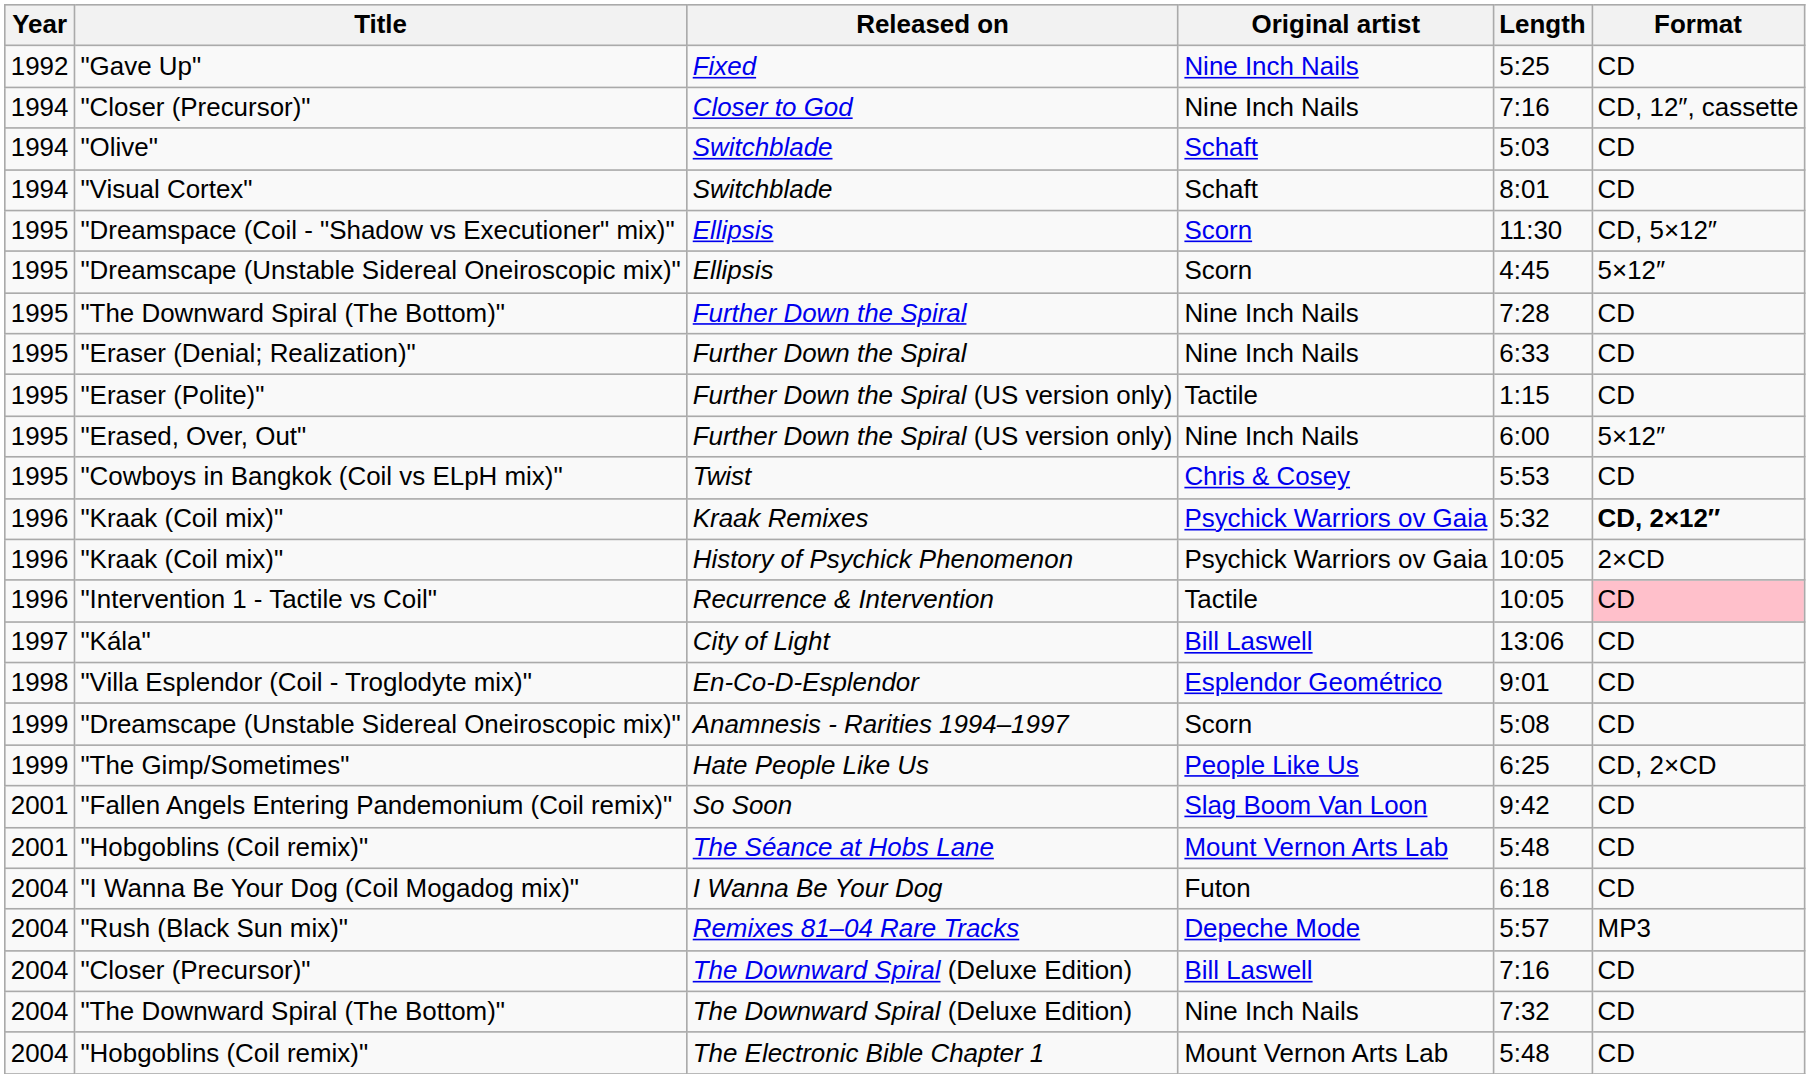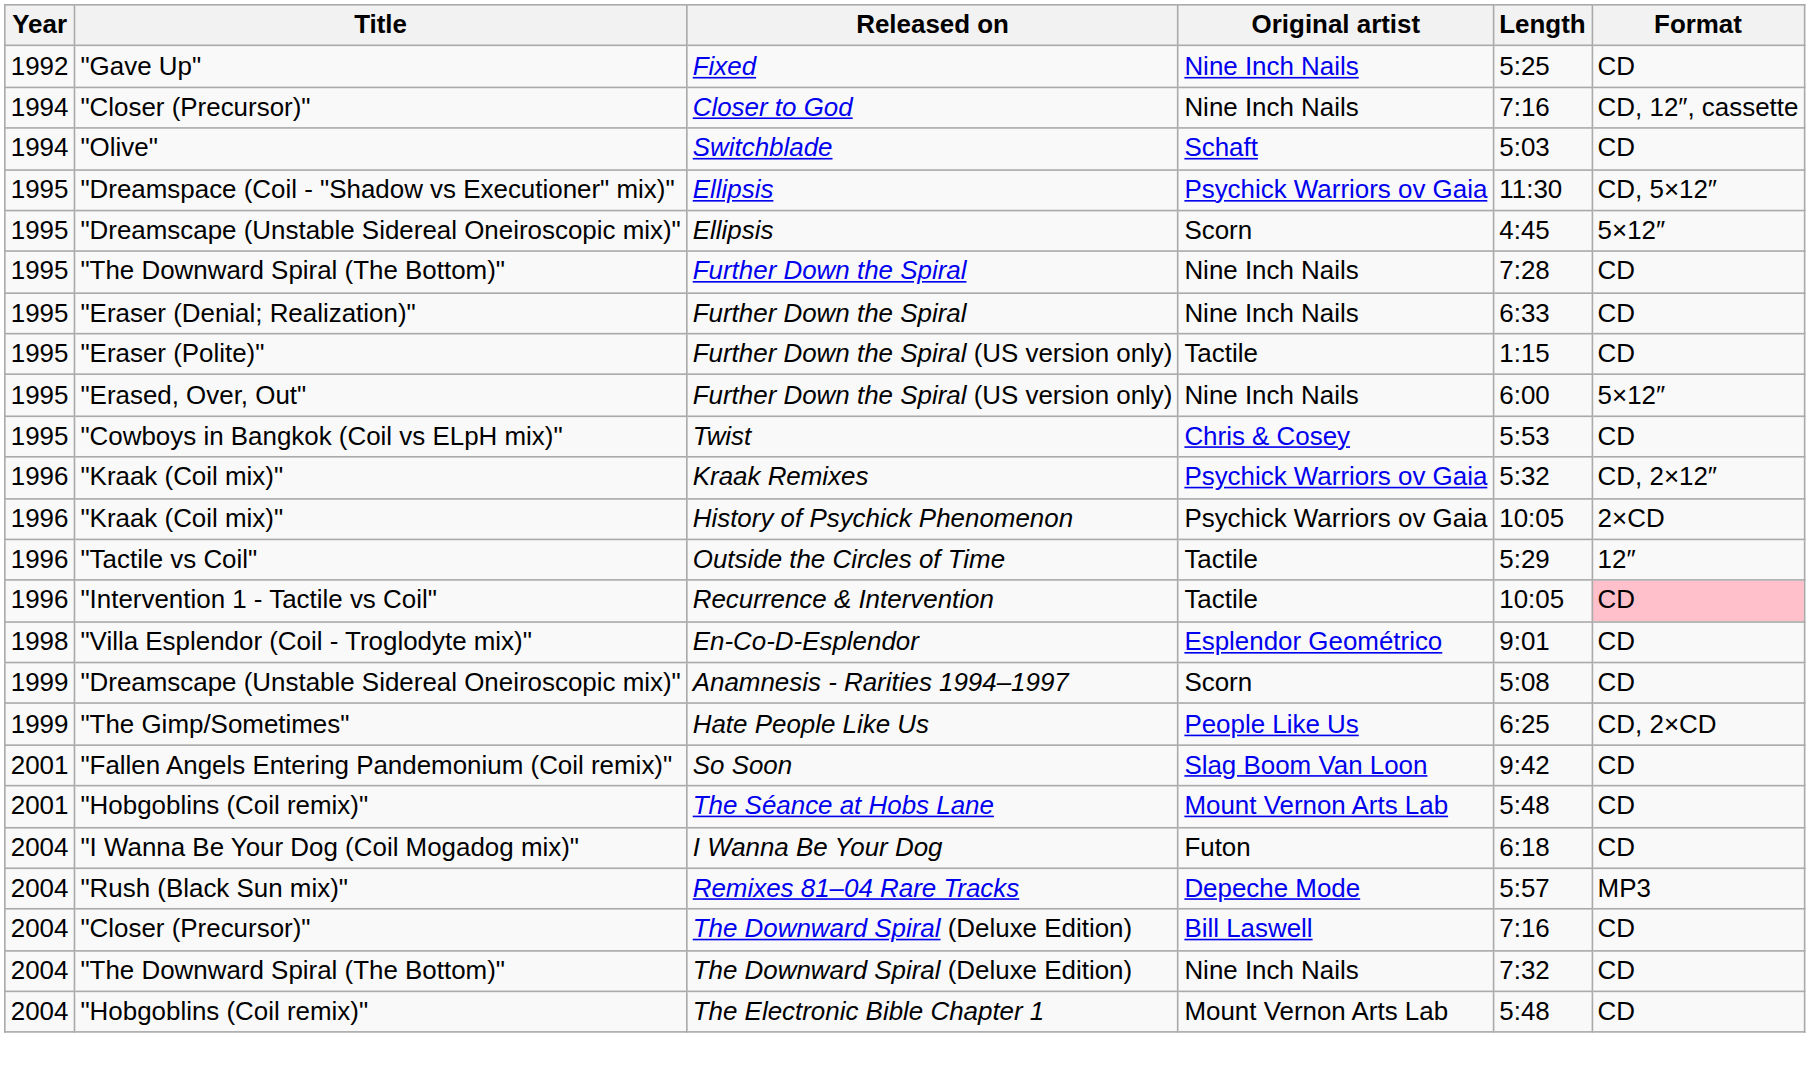- row: (166, 189)
(1218, 230) Scorn -> (1336, 189) Psychick Warriors ov Gaia
(1659, 518) bold -> (1657, 477) normal
+ row: (169, 559)
- row: (116, 641)
